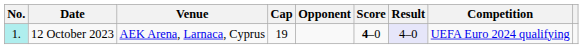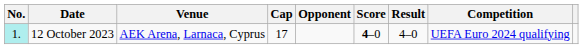(282, 33) 19 -> (282, 33) 17
(408, 33) lavender background -> (408, 33) no background
